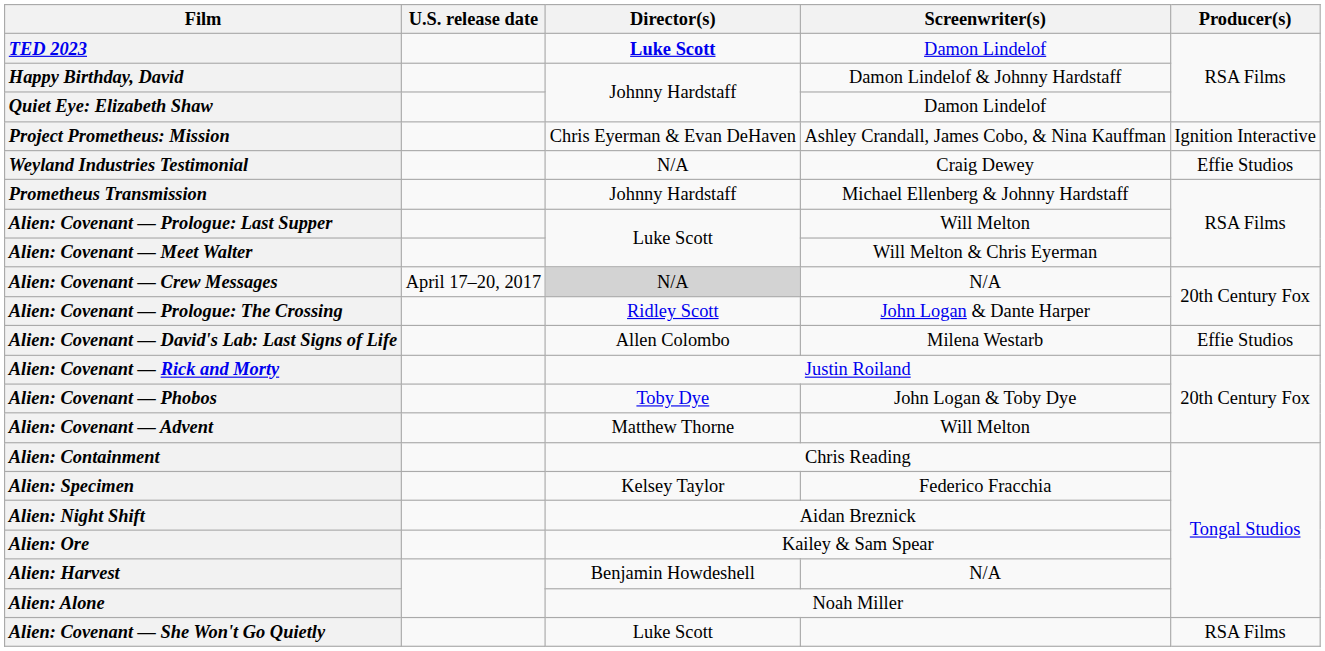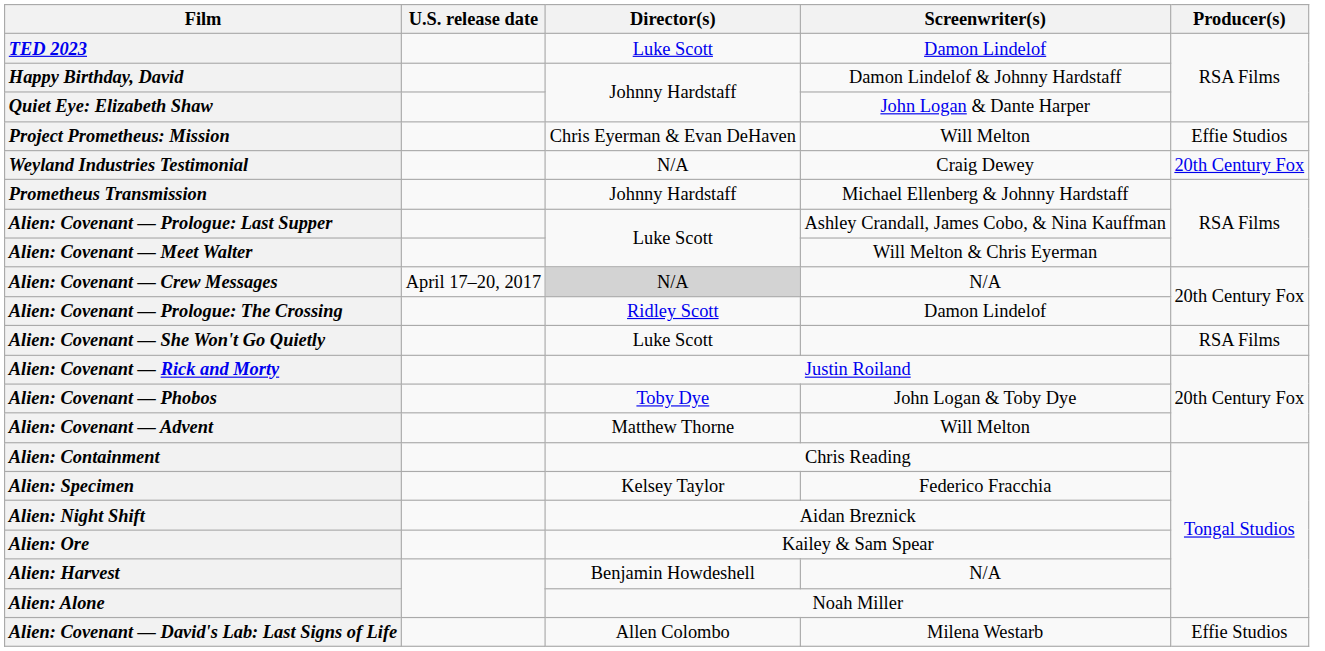(673, 48) bold -> (673, 48) normal
(985, 106) Damon Lindelof -> (985, 106) John Logan & Dante Harper
(985, 135) Ashley Crandall, James Cobo, & Nina Kauffman -> (985, 135) Will Melton
(1245, 135) Ignition Interactive -> (1239, 135) Effie Studios
(1245, 164) Effie Studios -> (1239, 164) 20th Century Fox
(985, 223) Will Melton -> (985, 223) Ashley Crandall, James Cobo, & Nina Kauffman
(985, 310) John Logan & Dante Harper -> (985, 310) Damon Lindelof
rows swapped: (167, 631) <-> (203, 340)
